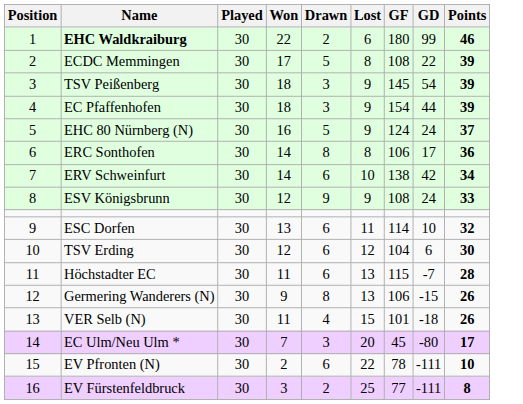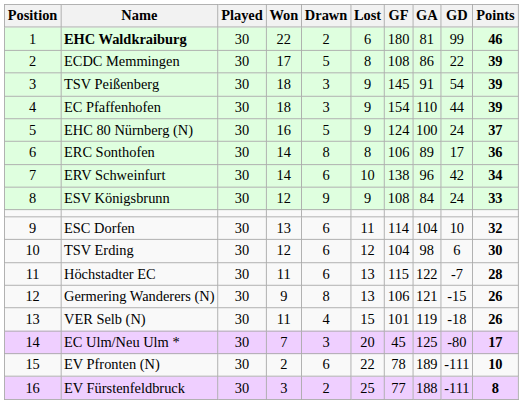+ column: (427, 15)
